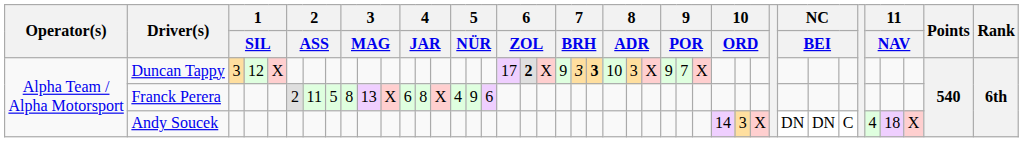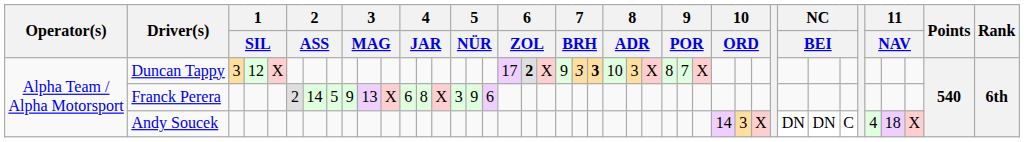(669, 70) 9 -> (669, 70) 8
(314, 96) 11 -> (315, 96) 14
(349, 96) 8 -> (350, 96) 9
(458, 96) 4 -> (459, 96) 3
